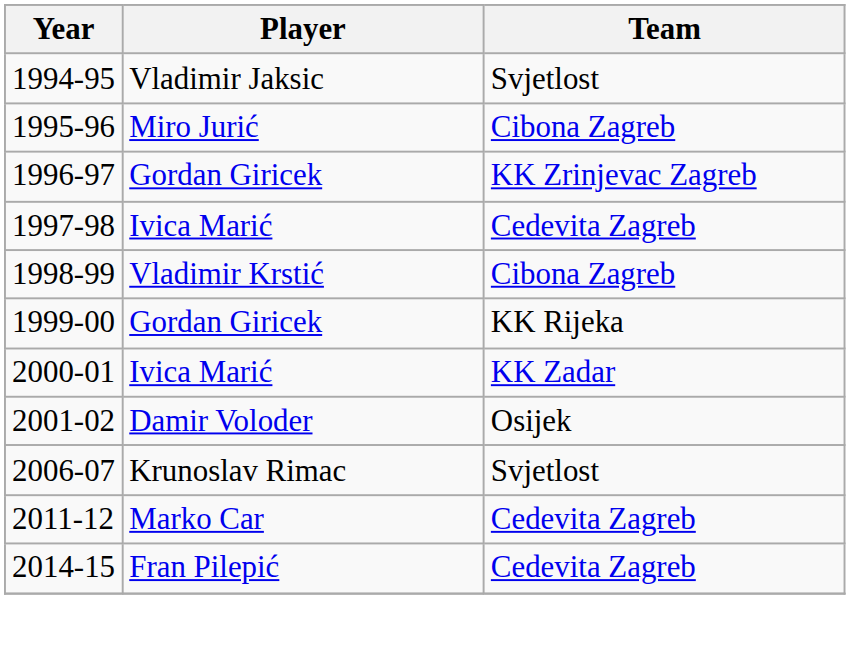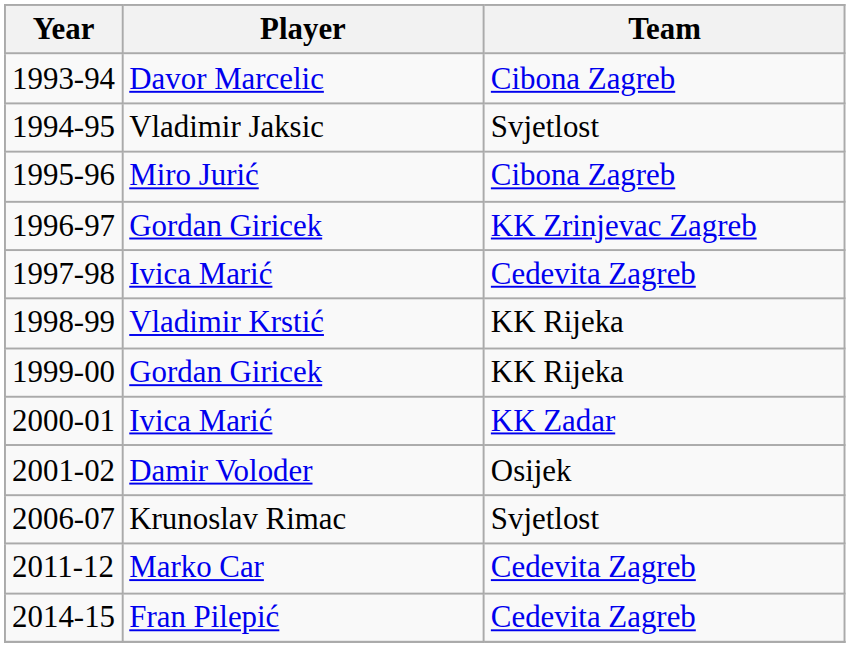+ row: (64, 77)
(583, 273) Cibona Zagreb -> (557, 322) KK Rijeka
